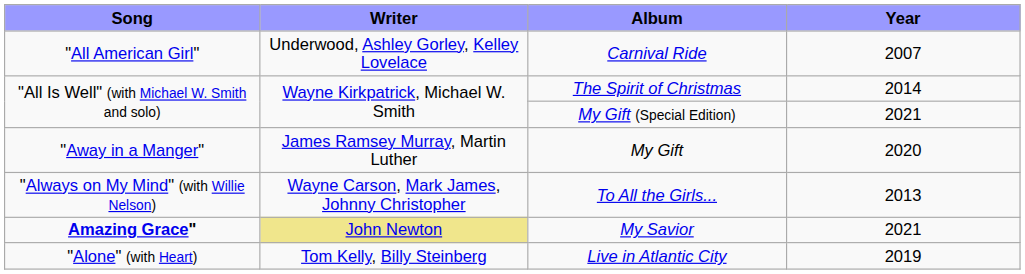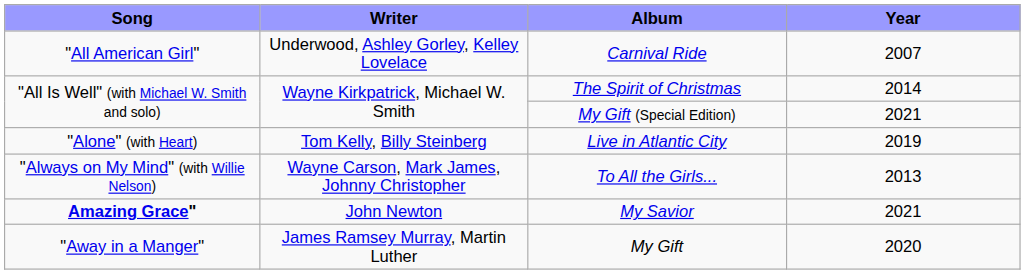rows swapped: (657, 256) <-> (657, 150)
(394, 230) khaki background -> (394, 211) no background
